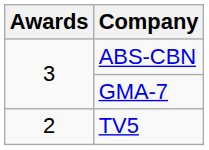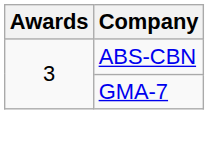- row: (119, 126)
